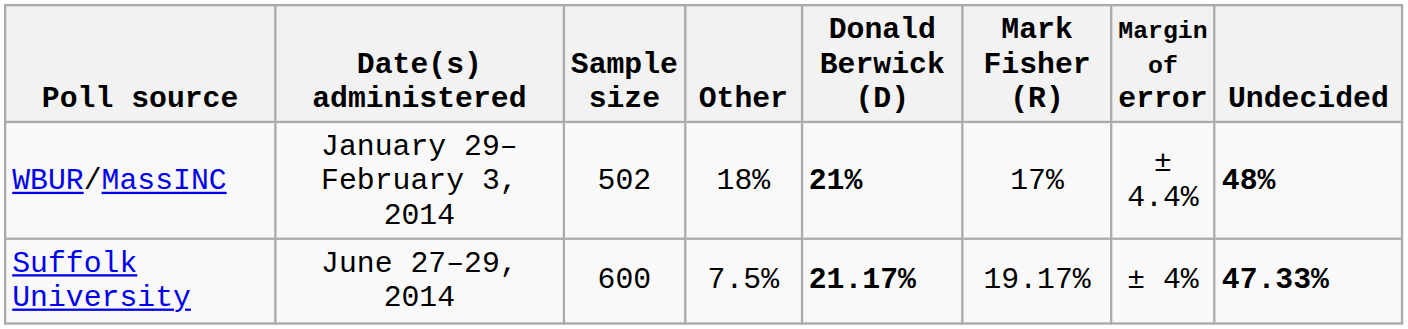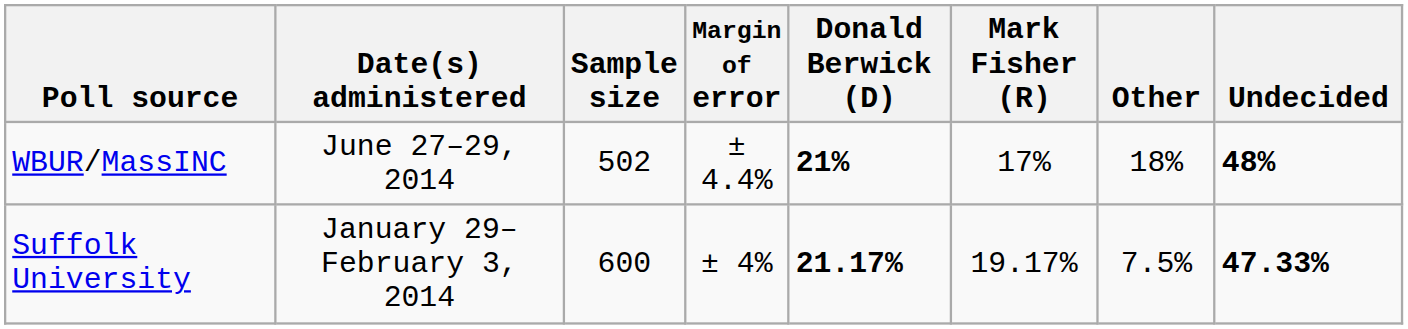columns swapped: (1163, 66) <-> (743, 98)
(419, 181) January 29–February 3, 2014 -> (419, 164) June 27–29, 2014
(419, 281) June 27–29, 2014 -> (419, 264) January 29–February 3, 2014
